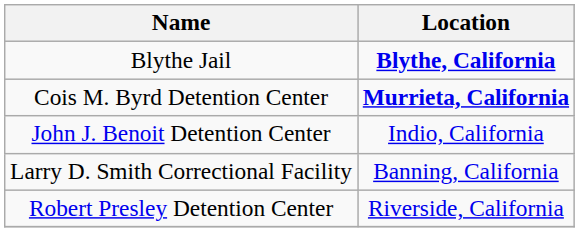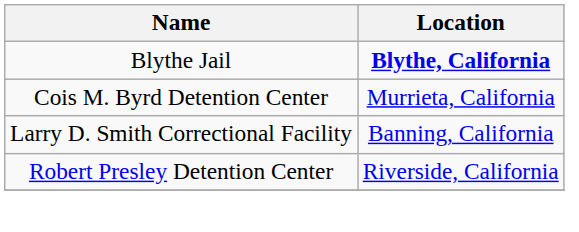(466, 97) bold -> (461, 97) normal
- row: (181, 134)
